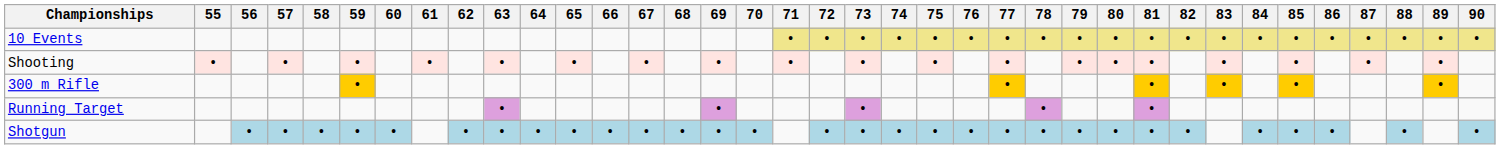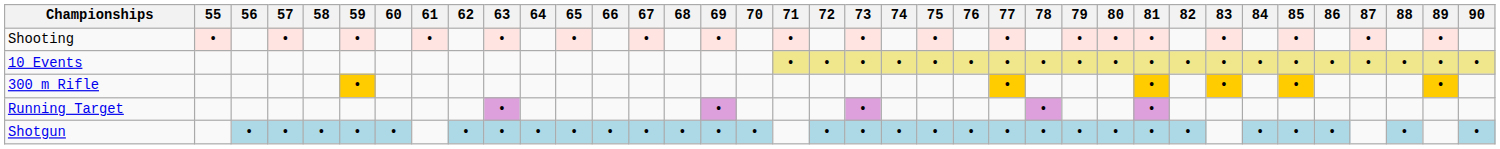rows swapped: (41, 62) <-> (45, 39)
